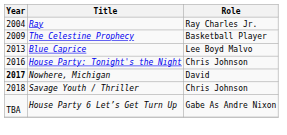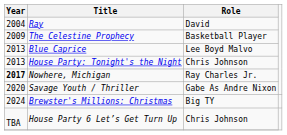(221, 24) Ray Charles Jr. -> (198, 24) David
(16, 62) 2016 -> (16, 62) 2013
(198, 75) David -> (221, 75) Ray Charles Jr.
(16, 88) 2018 -> (16, 88) 2020
(217, 88) Chris Johnson -> (231, 88) Gabe As Andre Nixon
+ row: (101, 101)
(231, 106) Gabe As Andre Nixon -> (217, 119) Chris Johnson
